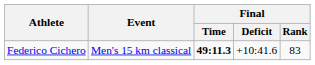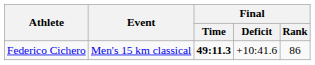(295, 50) 83 -> (295, 50) 86
